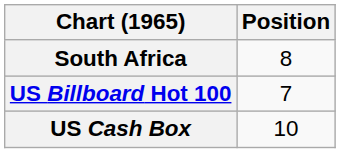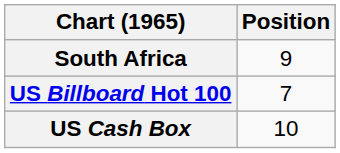(286, 57) 8 -> (286, 57) 9
